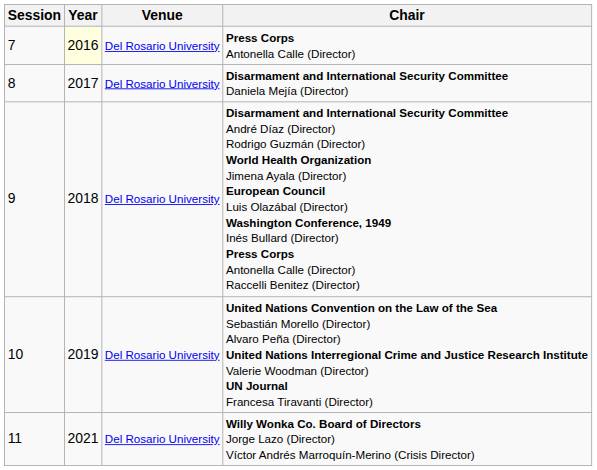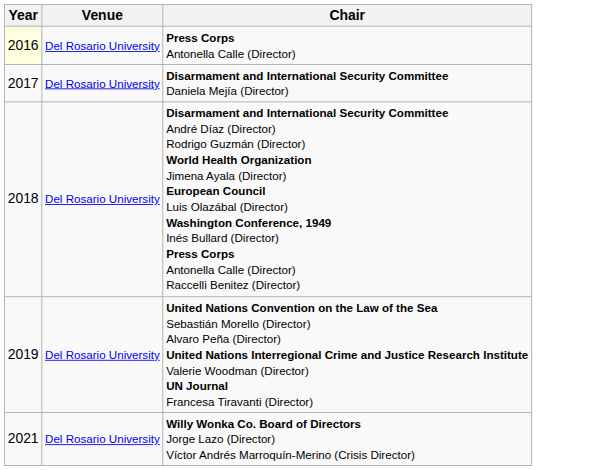- column: (34, 15)
